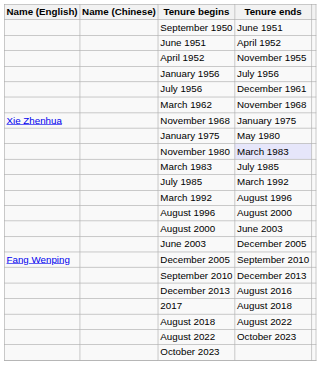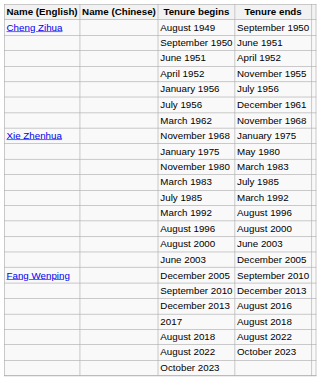+ row: (188, 27)
(263, 151) lavender background -> (263, 167) no background
